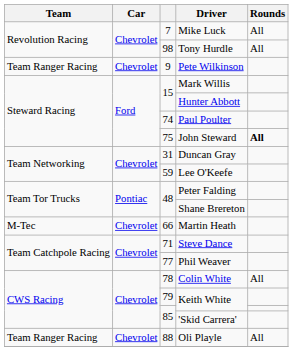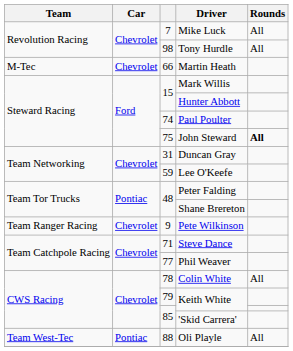rows swapped: (168, 66) <-> (168, 225)
(52, 337) Team Ranger Racing -> (40, 337) Team West-Tec
(136, 337) Chevrolet -> (131, 337) Pontiac
